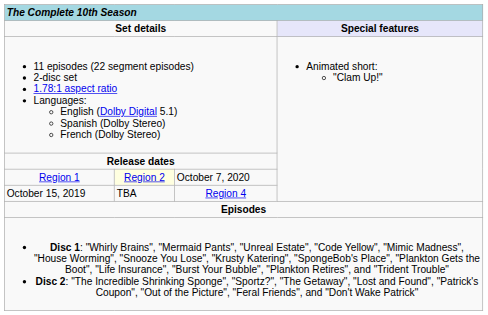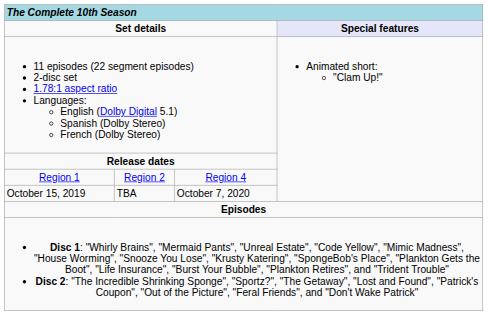(144, 177) lightyellow background -> (144, 177) no background
(213, 177) October 7, 2020 -> (226, 177) Region 4
(226, 193) Region 4 -> (213, 193) October 7, 2020
